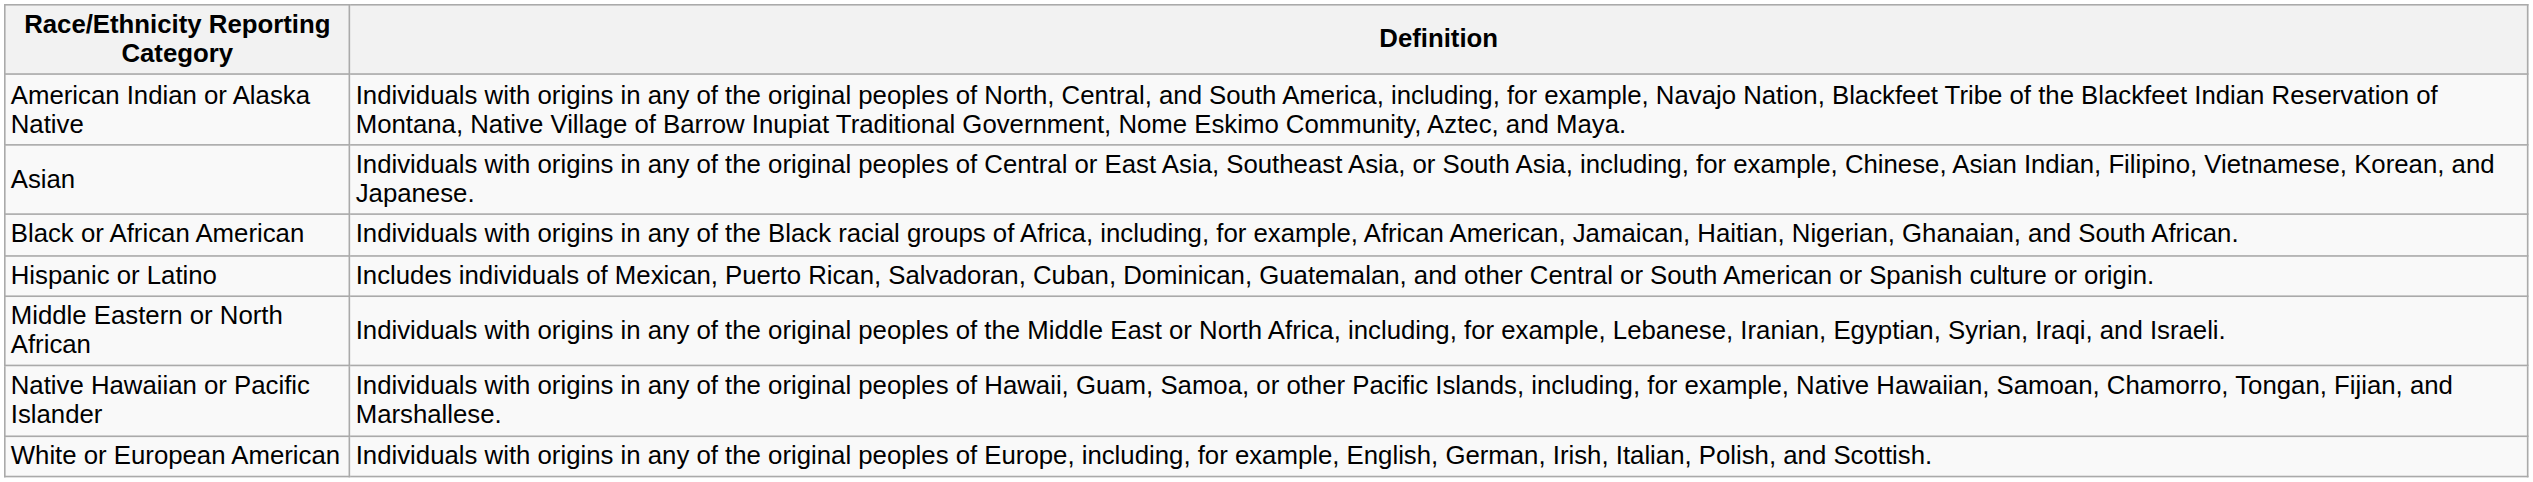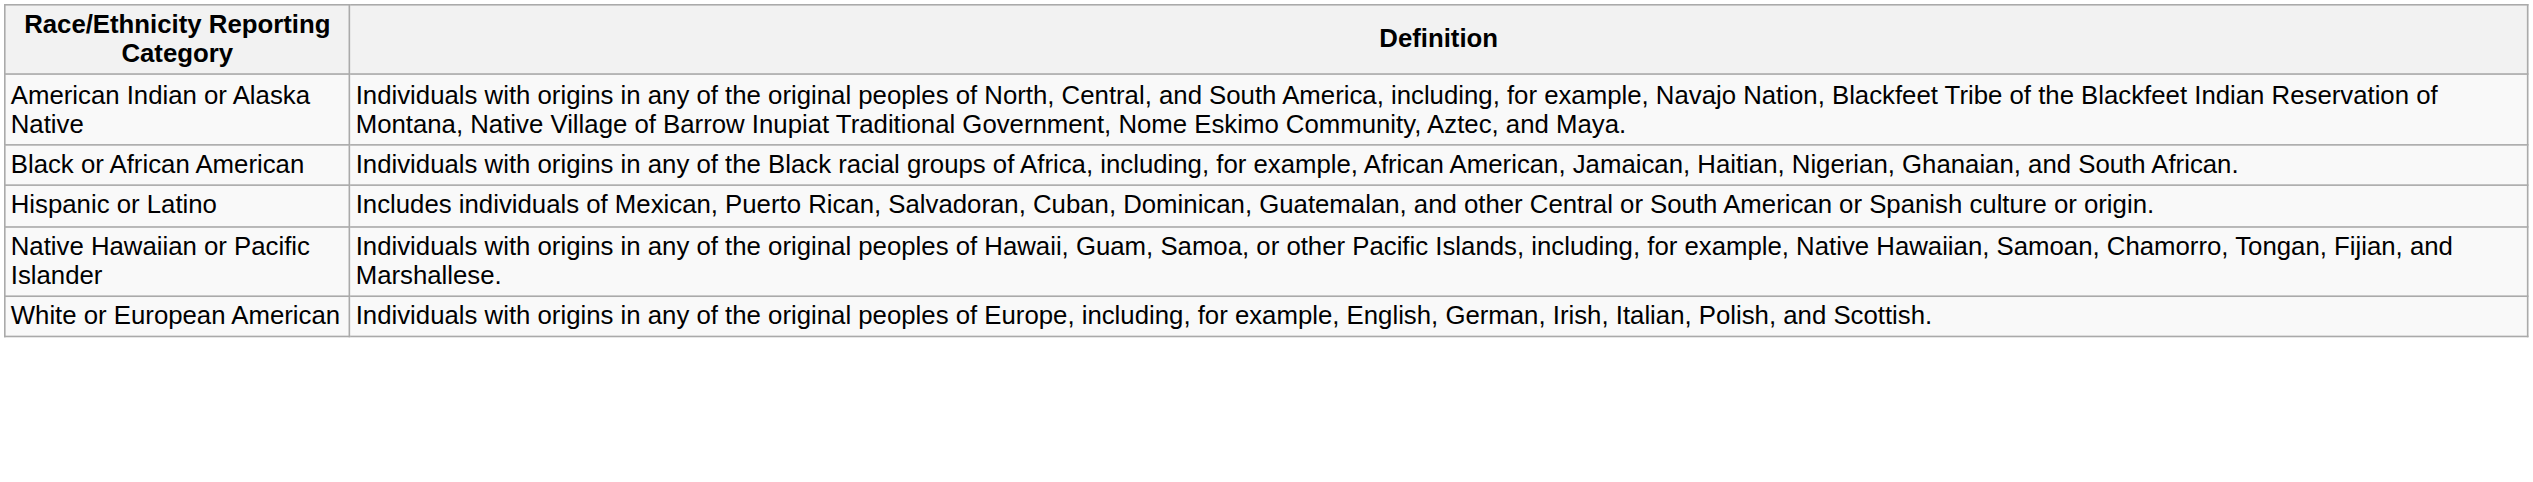- row: (43, 179)
- row: (147, 330)
